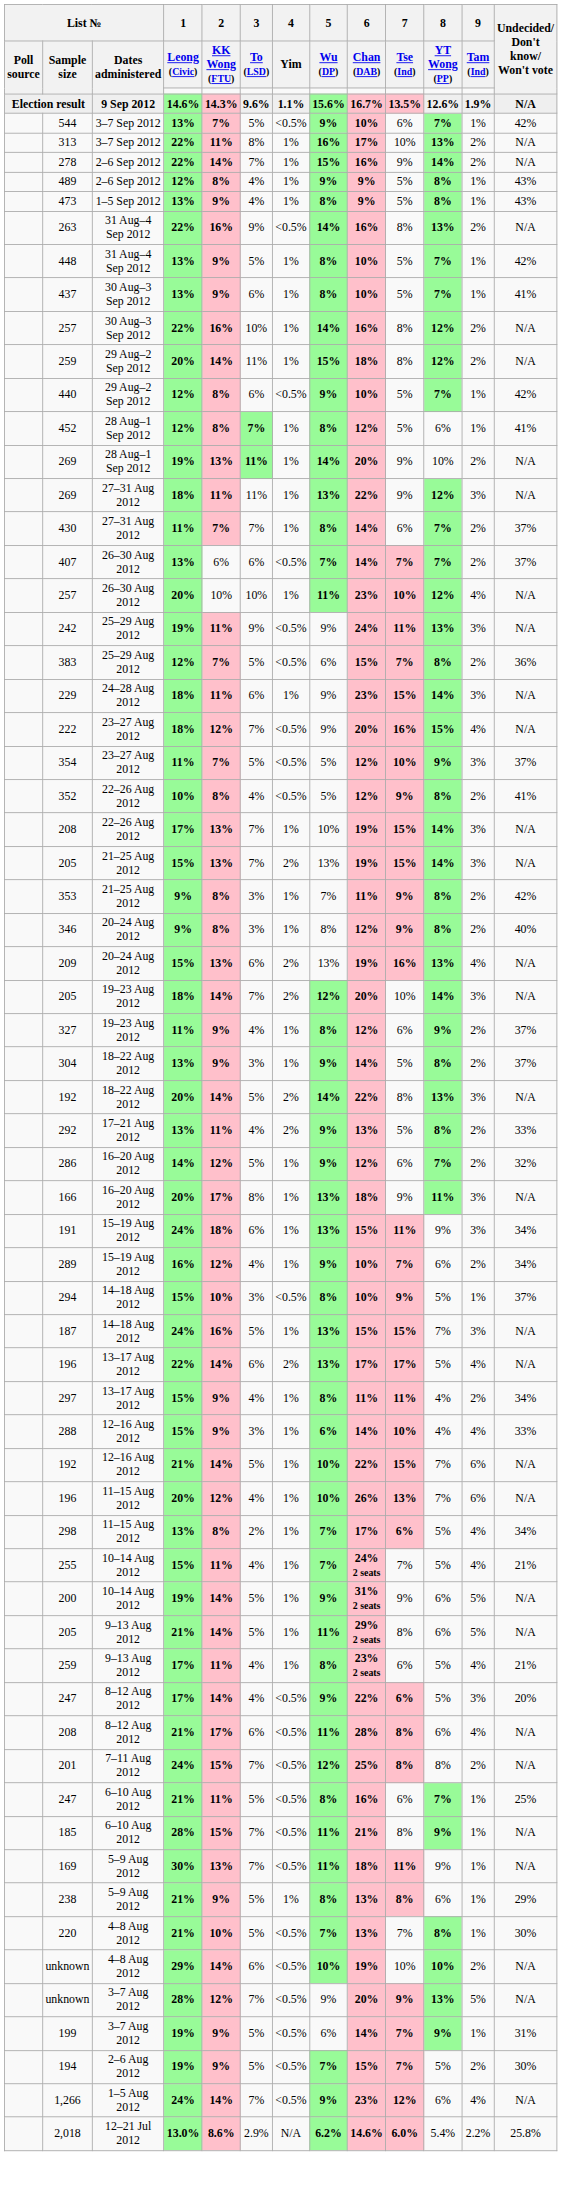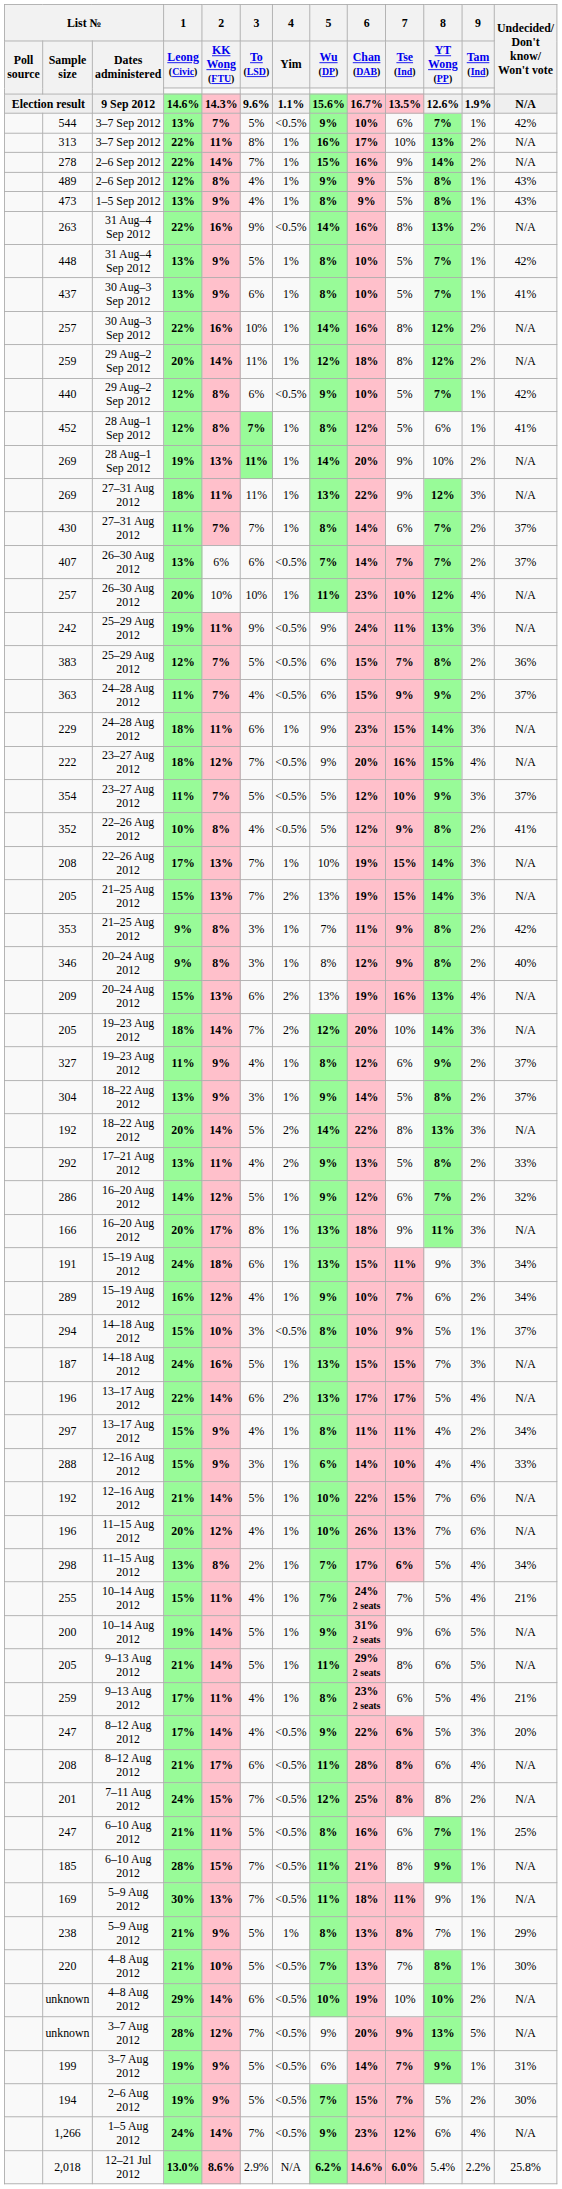(328, 361) 15% -> (328, 361) 12%
+ row: (67, 695)
(443, 1899) 6% -> (443, 1932) 7%
